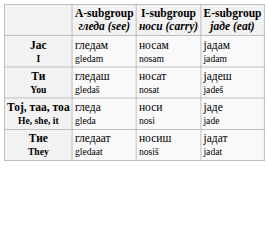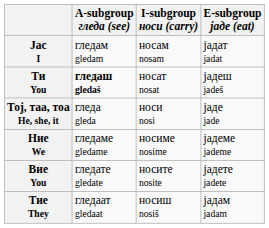(217, 51) јадам jadam -> (215, 51) јадат jadat
(92, 82) normal -> (94, 82) bold
+ row: (38, 145)
+ row: (38, 176)
(215, 145) јадат jadat -> (217, 207) јадам jadam
